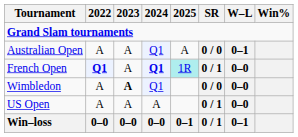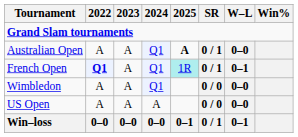(185, 50) normal -> (185, 50) bold
(212, 50) 0 / 0 -> (212, 50) 0 / 1
(240, 50) 0–1 -> (240, 50) 0–0
(156, 68) bold -> (156, 68) normal
(240, 68) 0–0 -> (240, 68) 0–1
(128, 86) bold -> (128, 86) normal
(212, 104) 0 / 1 -> (212, 104) 0 / 0
